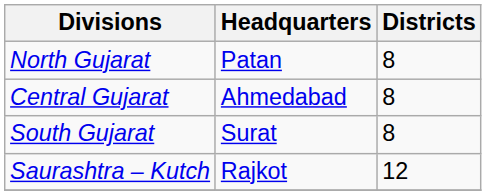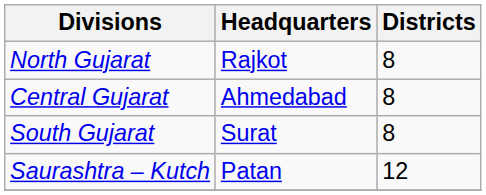(251, 60) Patan -> (254, 60) Rajkot
(254, 171) Rajkot -> (251, 171) Patan
